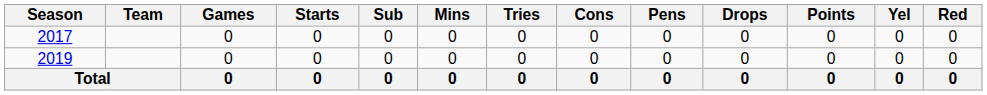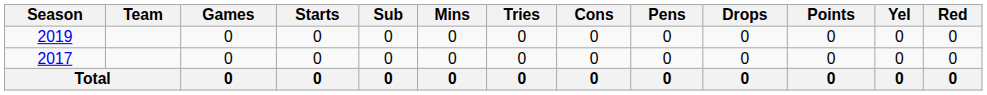rows swapped: (55, 36) <-> (55, 58)
